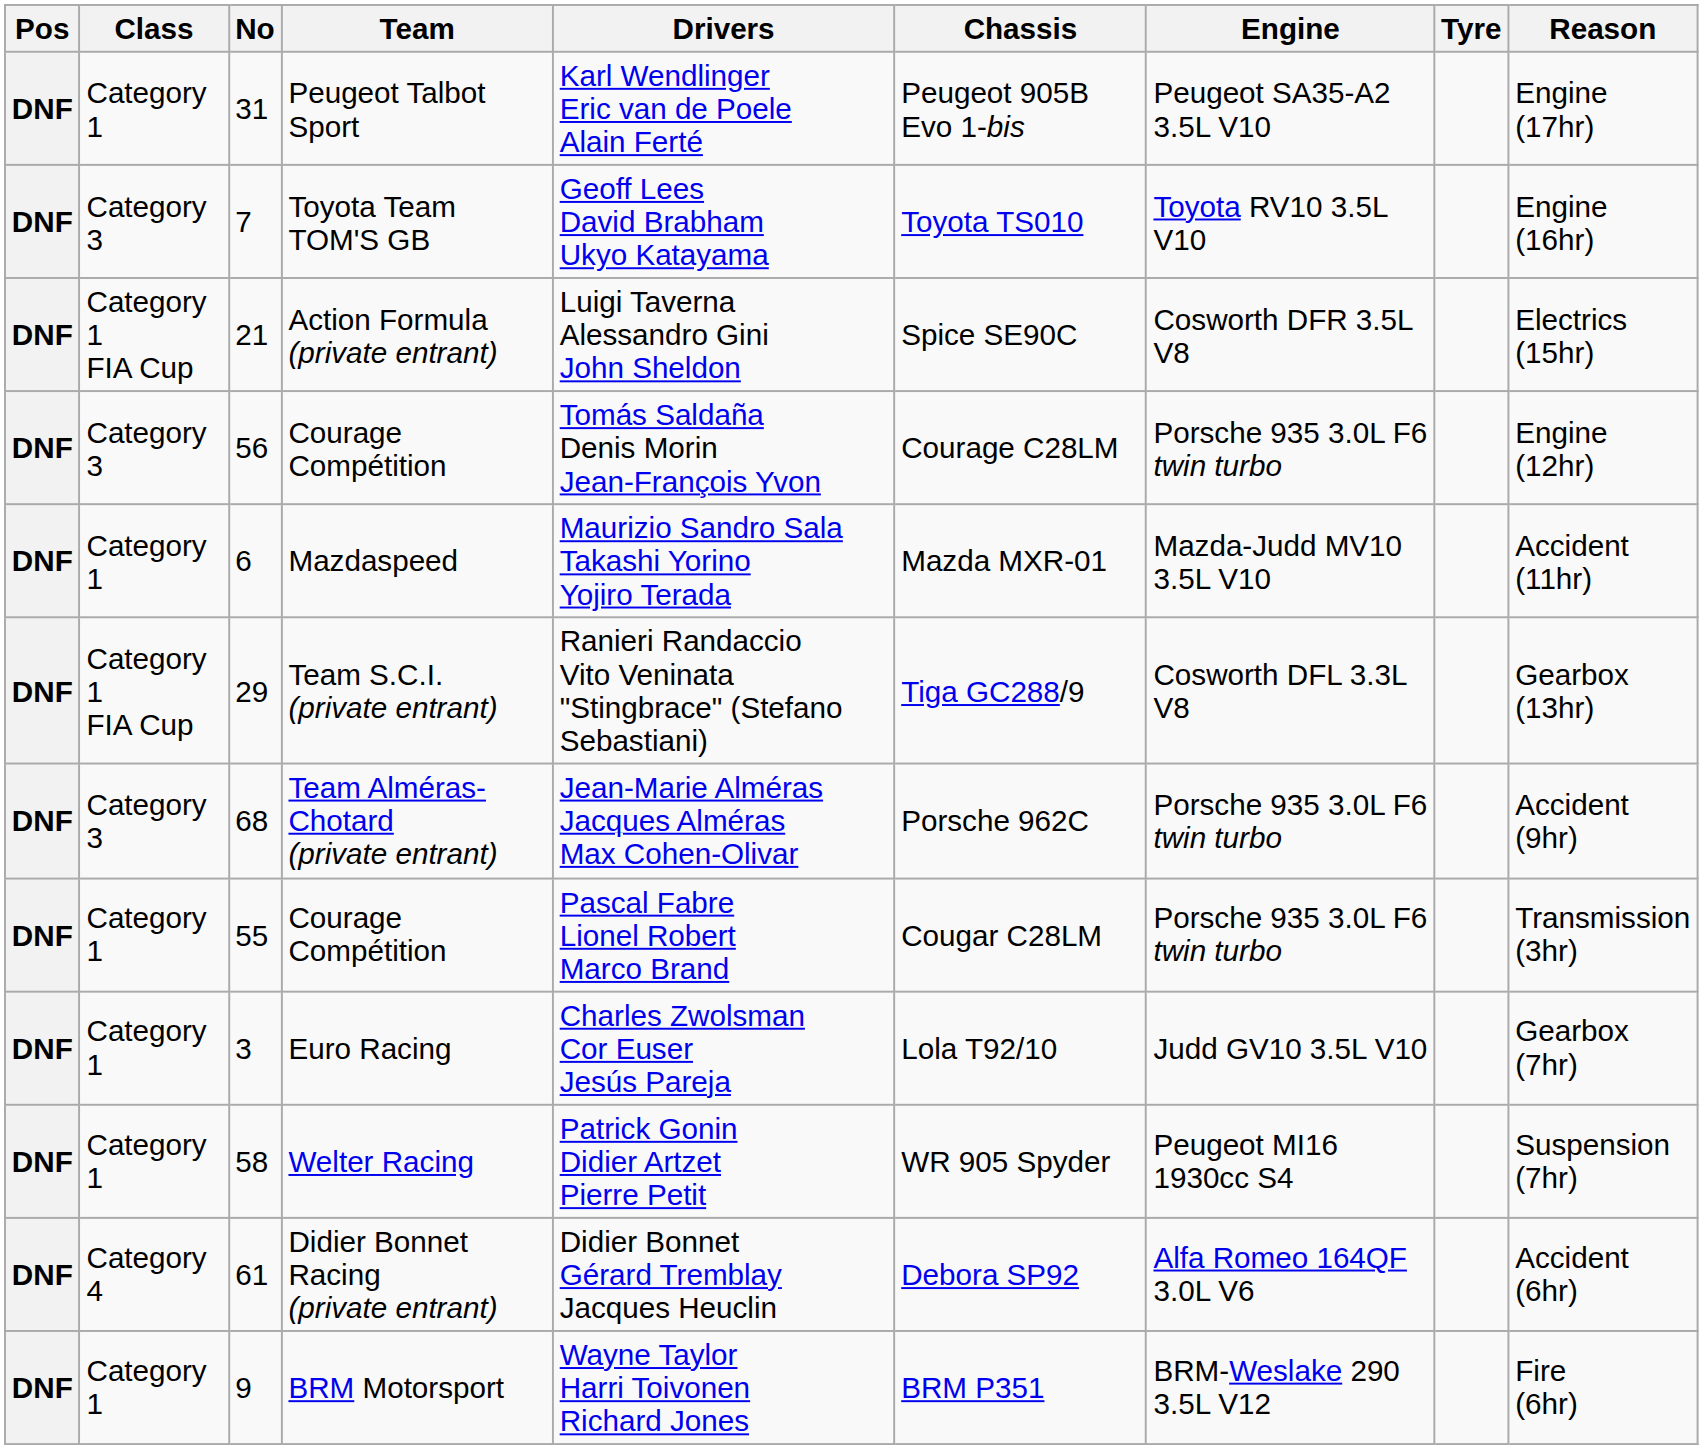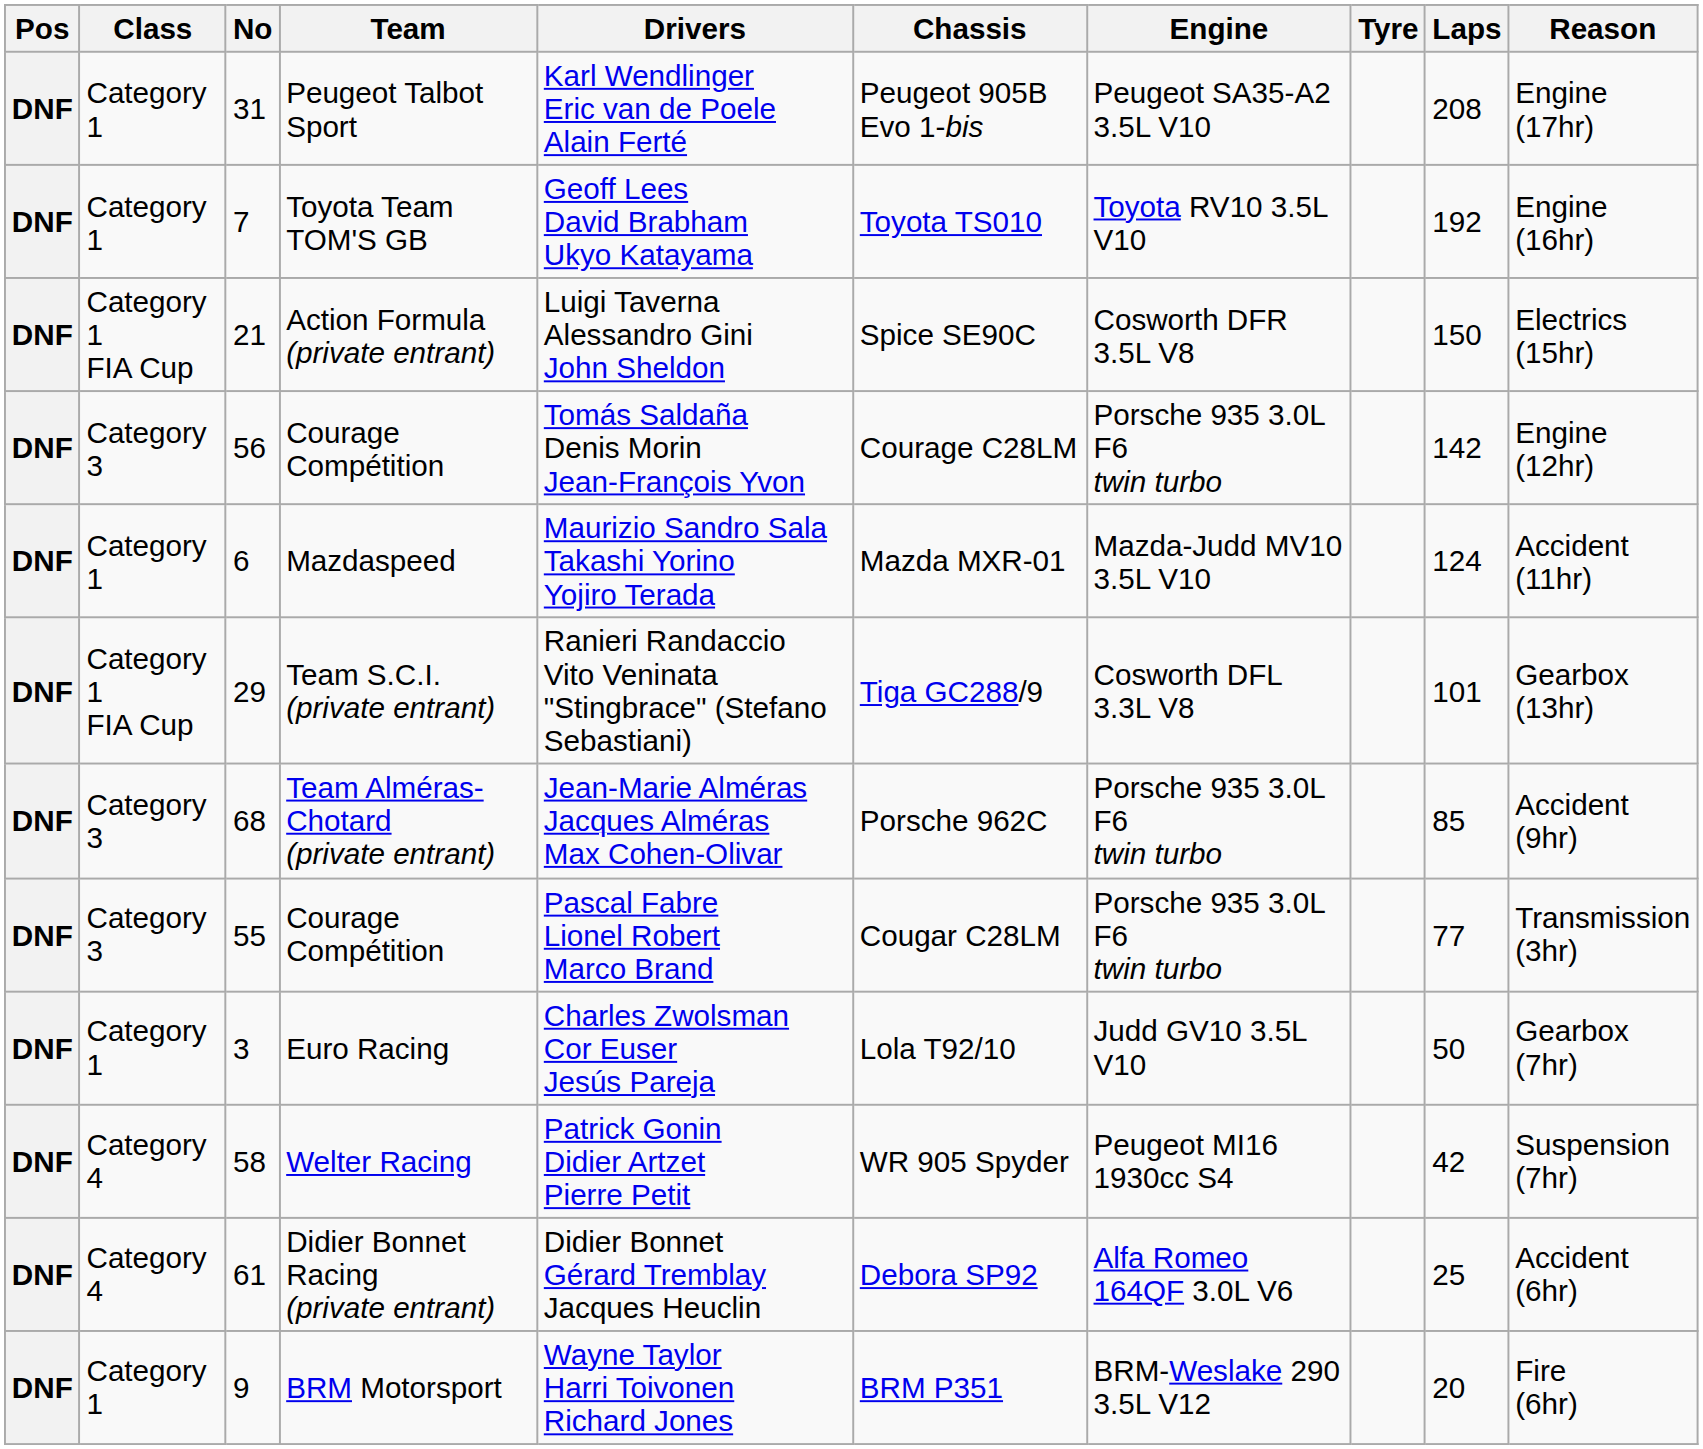+ column: (1467, 29)
(147, 222) Category 3 -> (147, 222) Category 1
(147, 934) Category 1 -> (147, 934) Category 3
(147, 1161) Category 1 -> (147, 1161) Category 4
